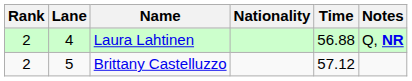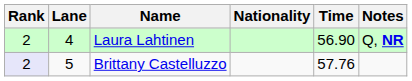(336, 40) 56.88 -> (336, 40) 56.90
(26, 64) no background -> (26, 64) lavender background
(336, 64) 57.12 -> (336, 64) 57.76
